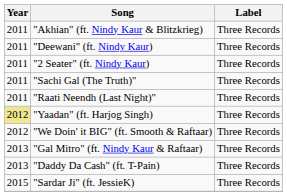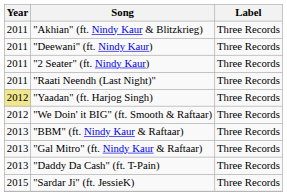- row: (85, 81)
+ row: (108, 132)
